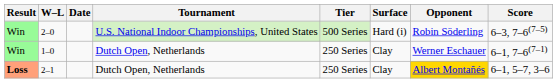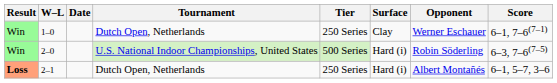rows swapped: (48, 52) <-> (48, 32)
(383, 69) Clay -> (390, 69) Hard (i)
(449, 69) gold background -> (449, 69) no background
